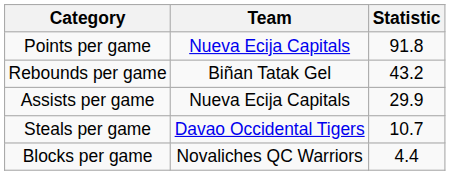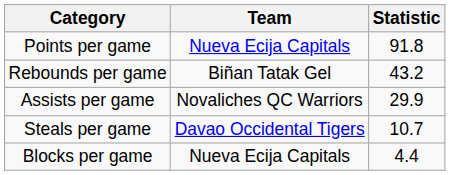(270, 101) Nueva Ecija Capitals -> (270, 101) Novaliches QC Warriors
(270, 156) Novaliches QC Warriors -> (270, 156) Nueva Ecija Capitals
